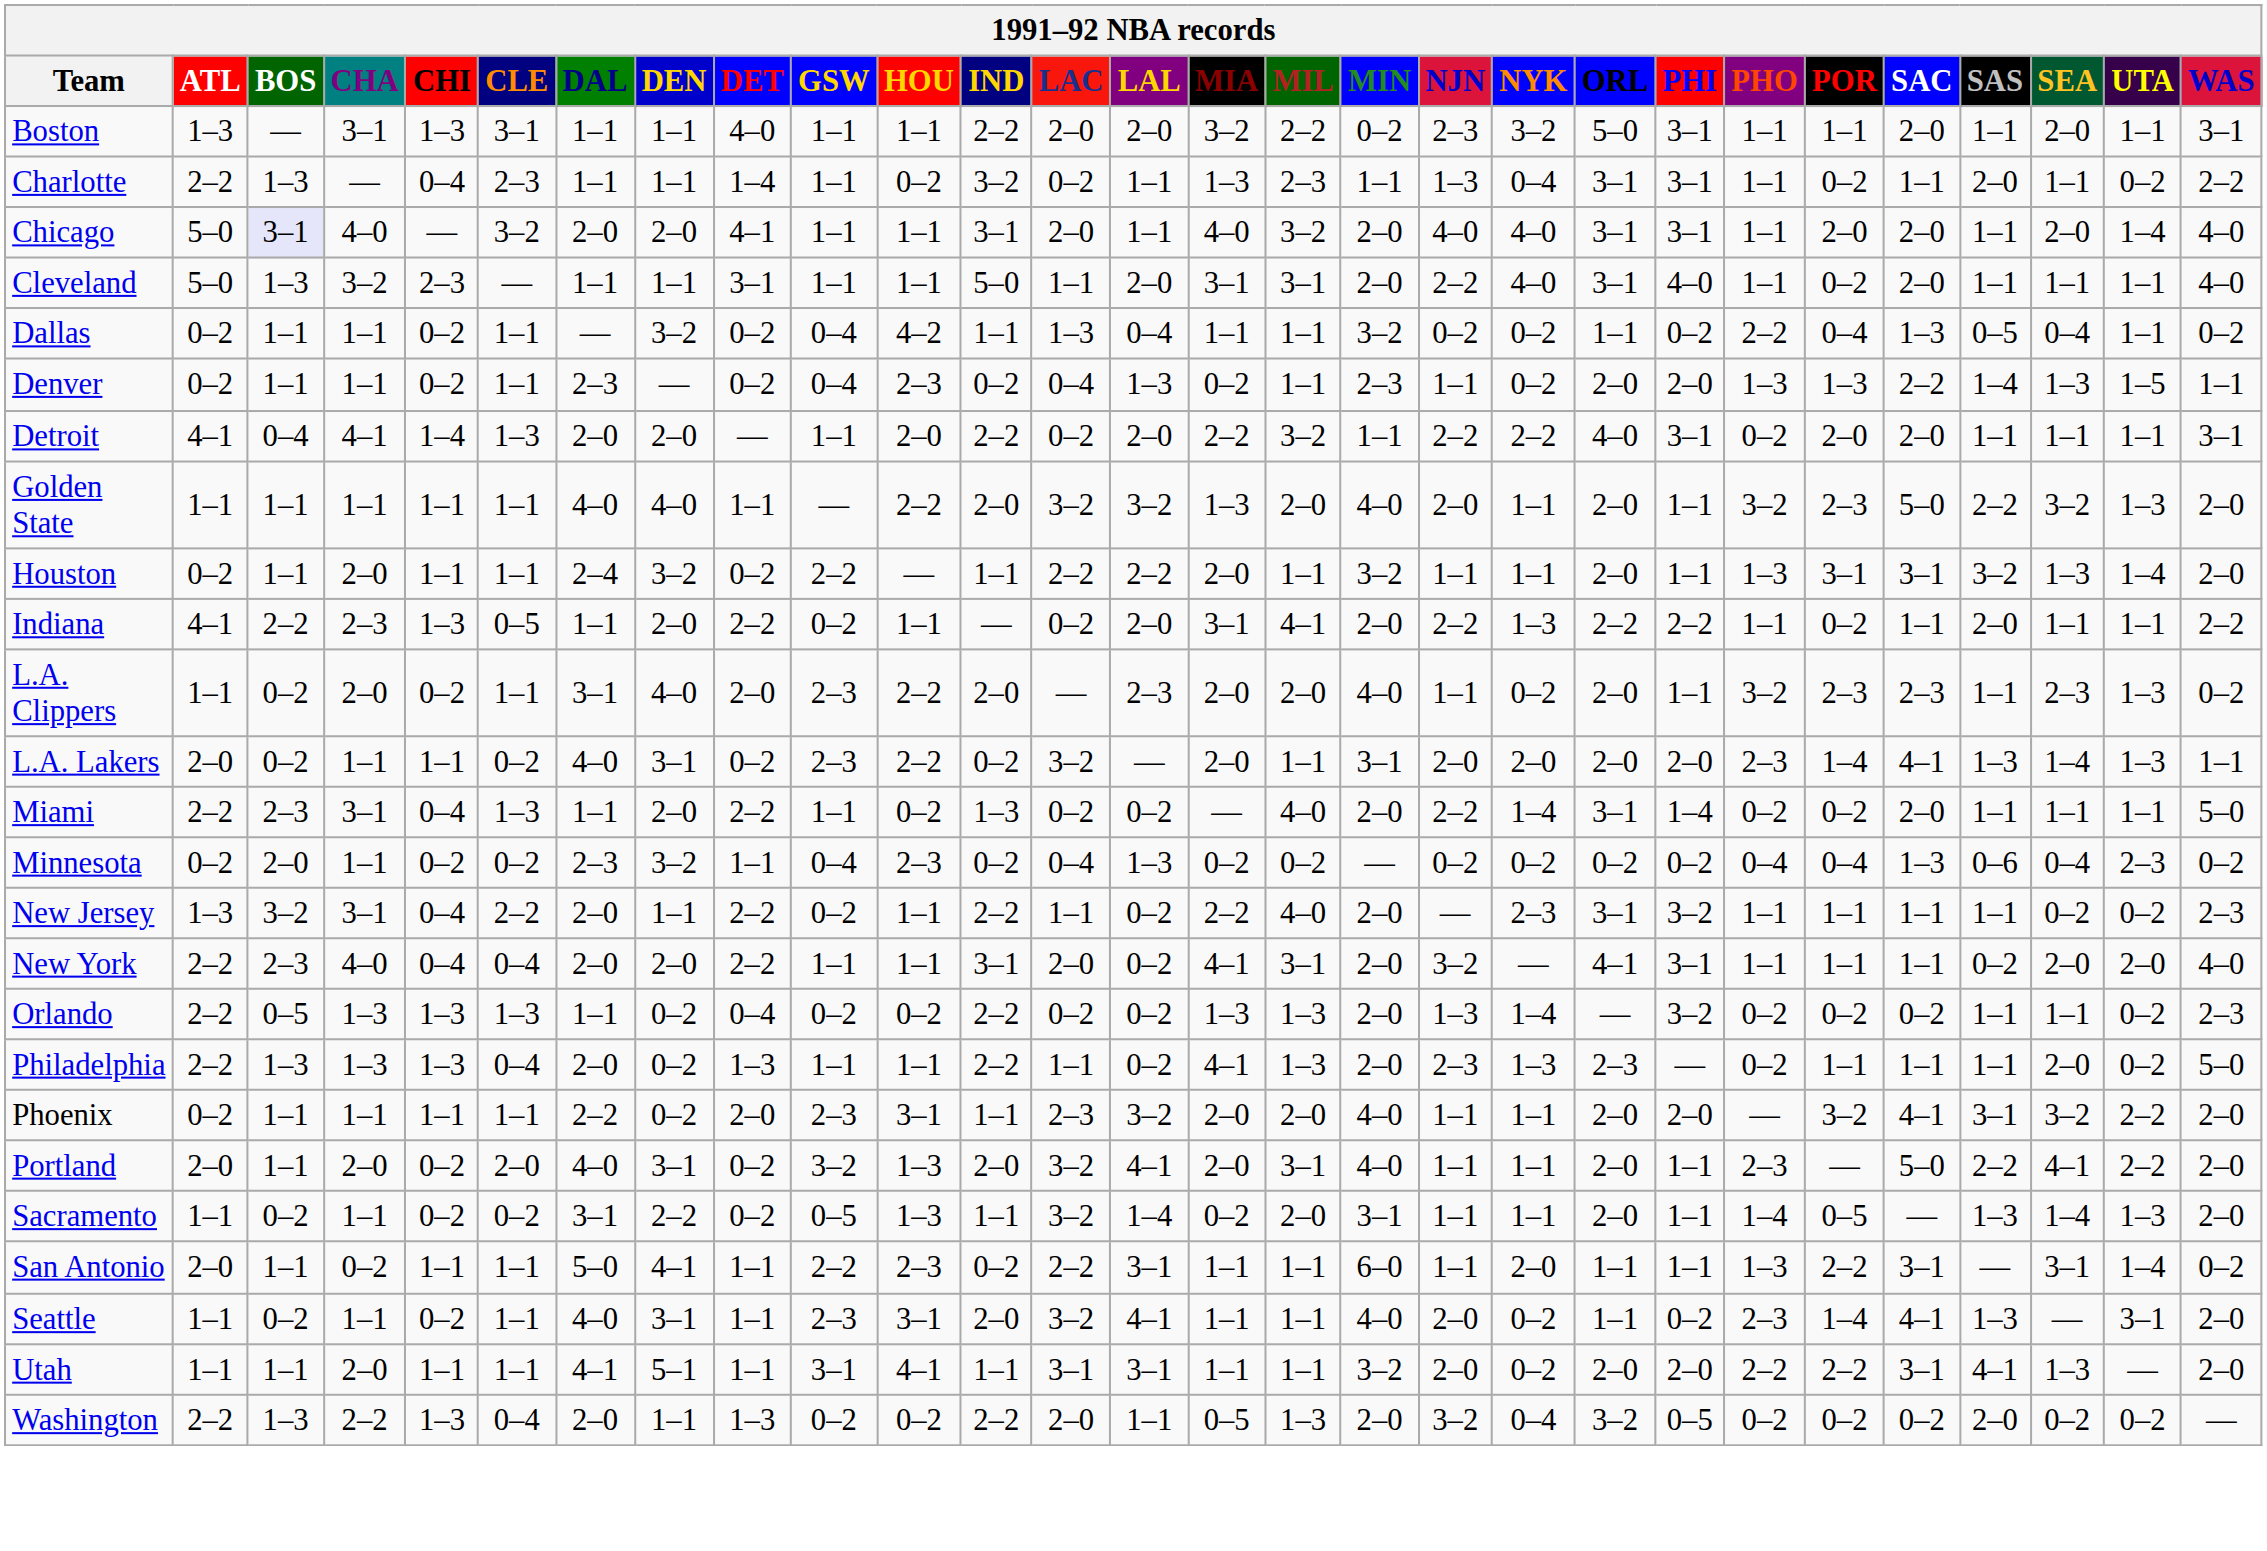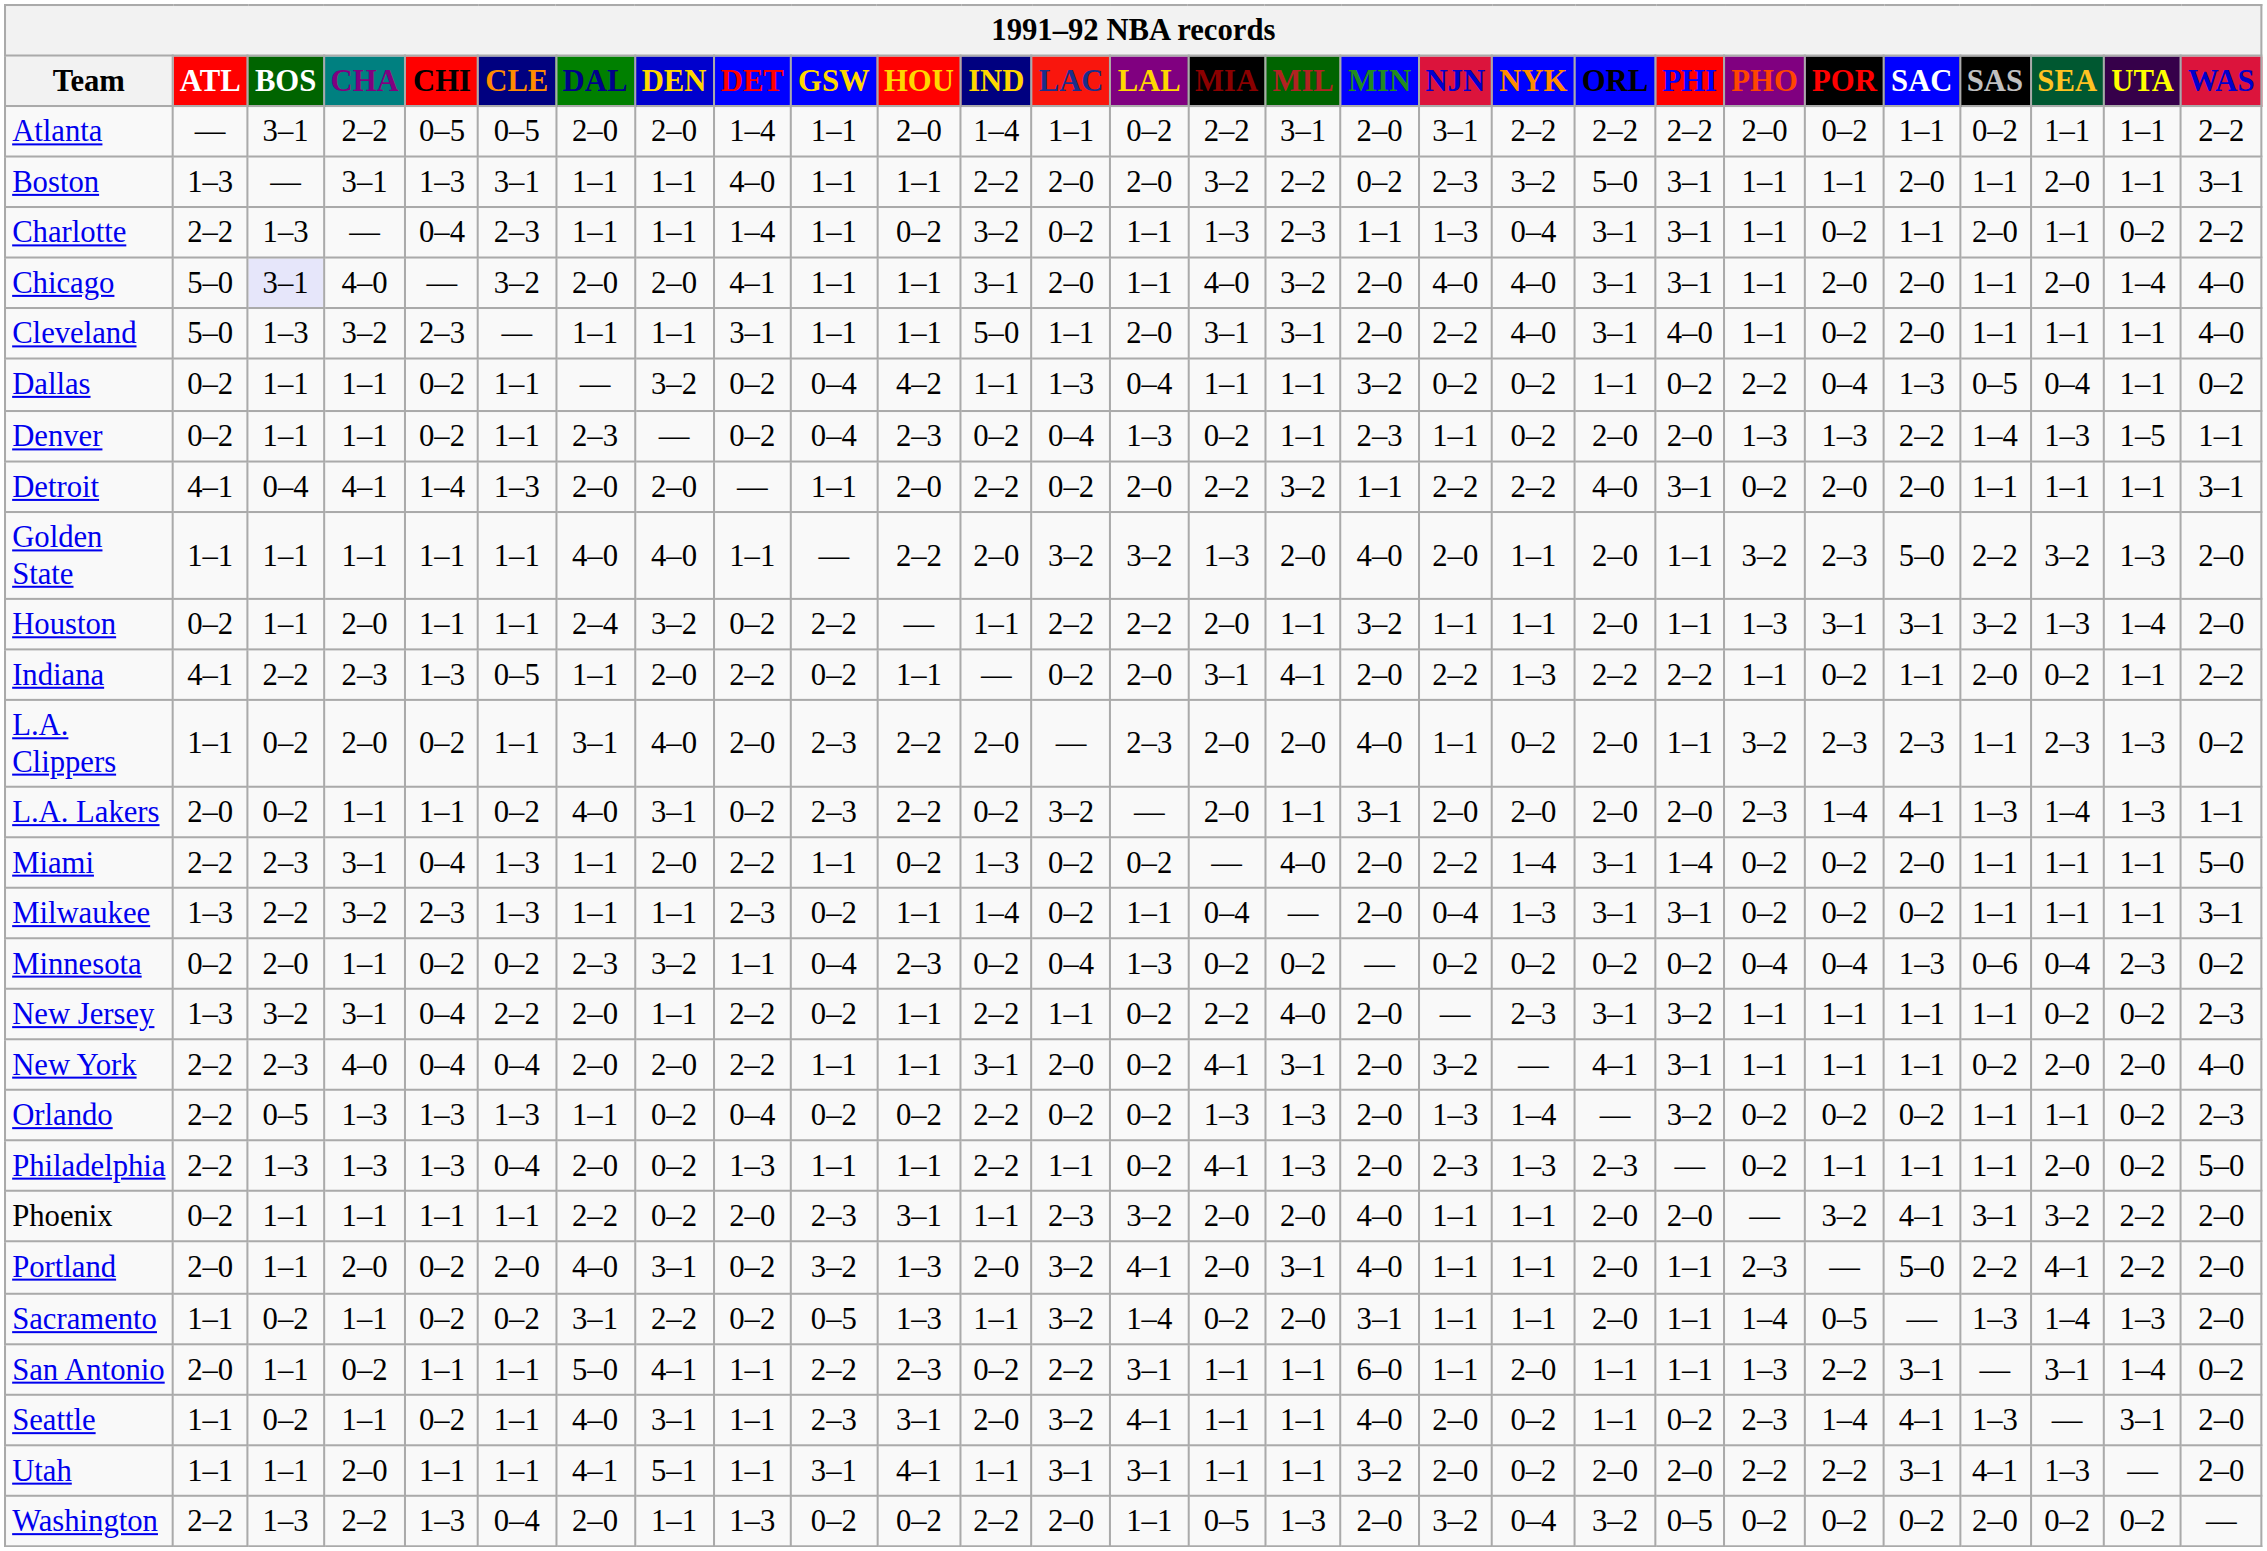+ row: (57, 131)
(2067, 623) 1–1 -> (2067, 673) 0–2
+ row: (81, 912)
